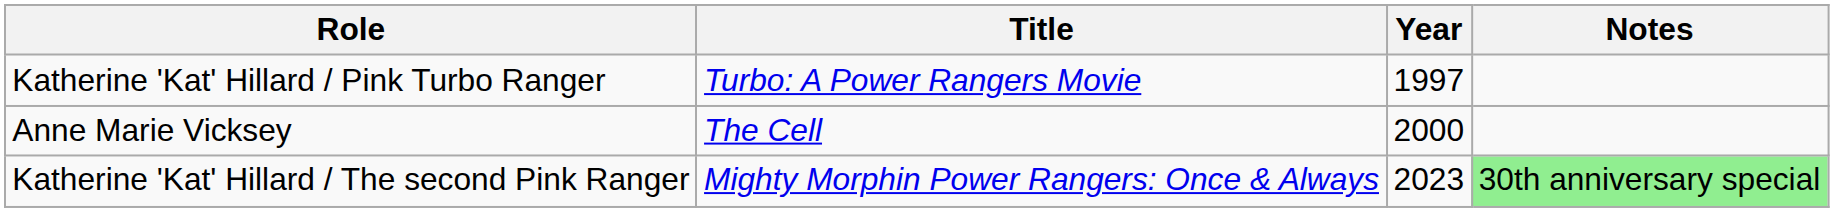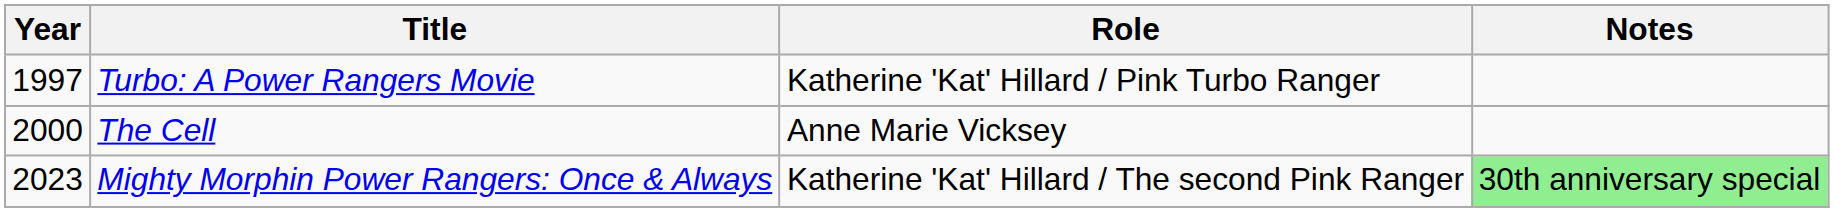columns swapped: (1429, 29) <-> (351, 29)
